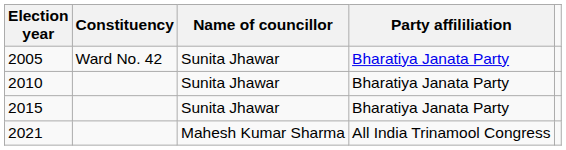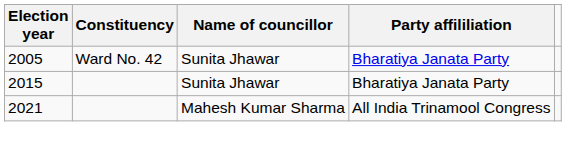- row: (25, 83)
